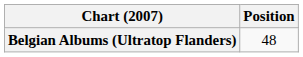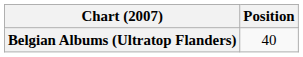(269, 39) 48 -> (269, 39) 40
